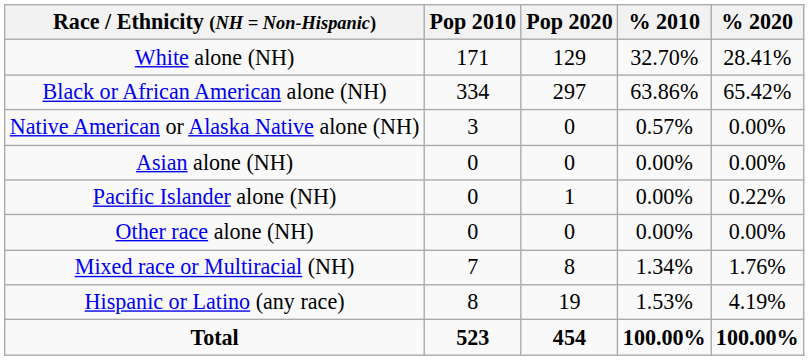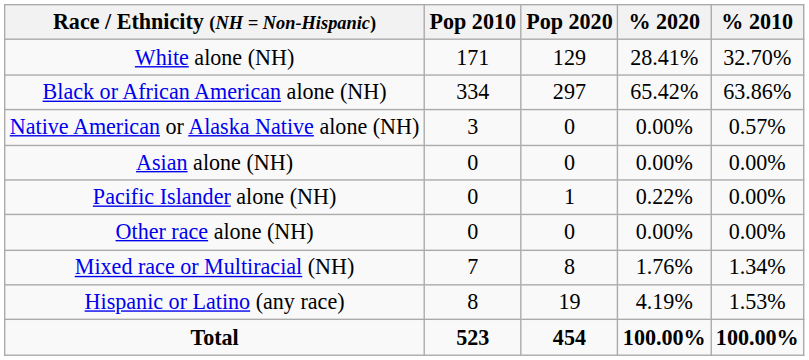columns swapped: (664, 22) <-> (757, 22)
